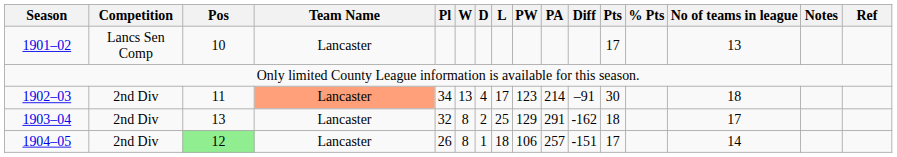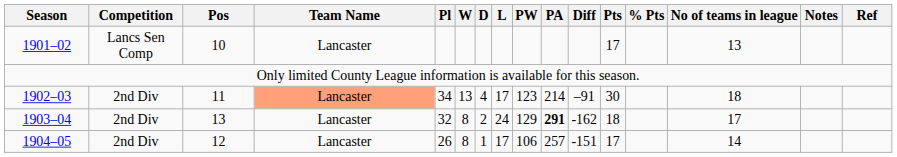(502, 119) 25 -> (502, 119) 24
(555, 119) normal -> (555, 119) bold
(218, 141) lightgreen background -> (218, 141) no background
(502, 141) 18 -> (502, 141) 17
